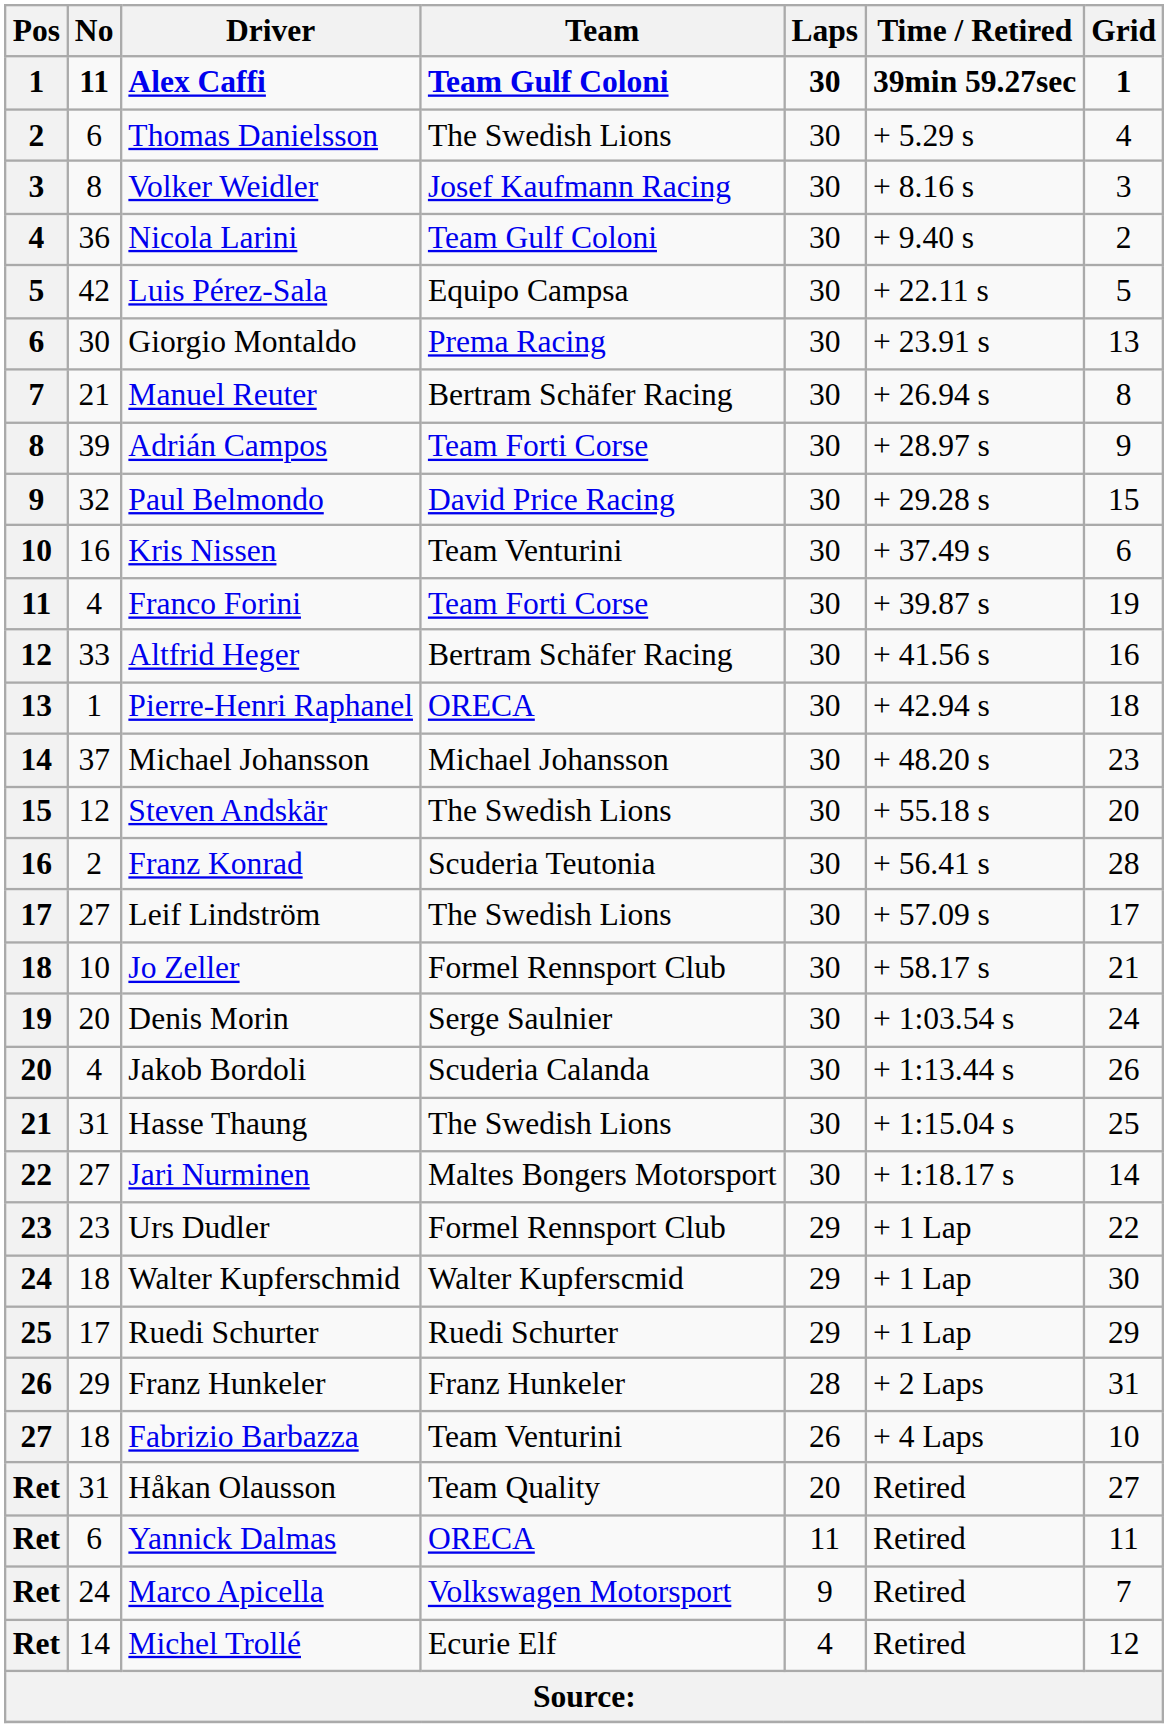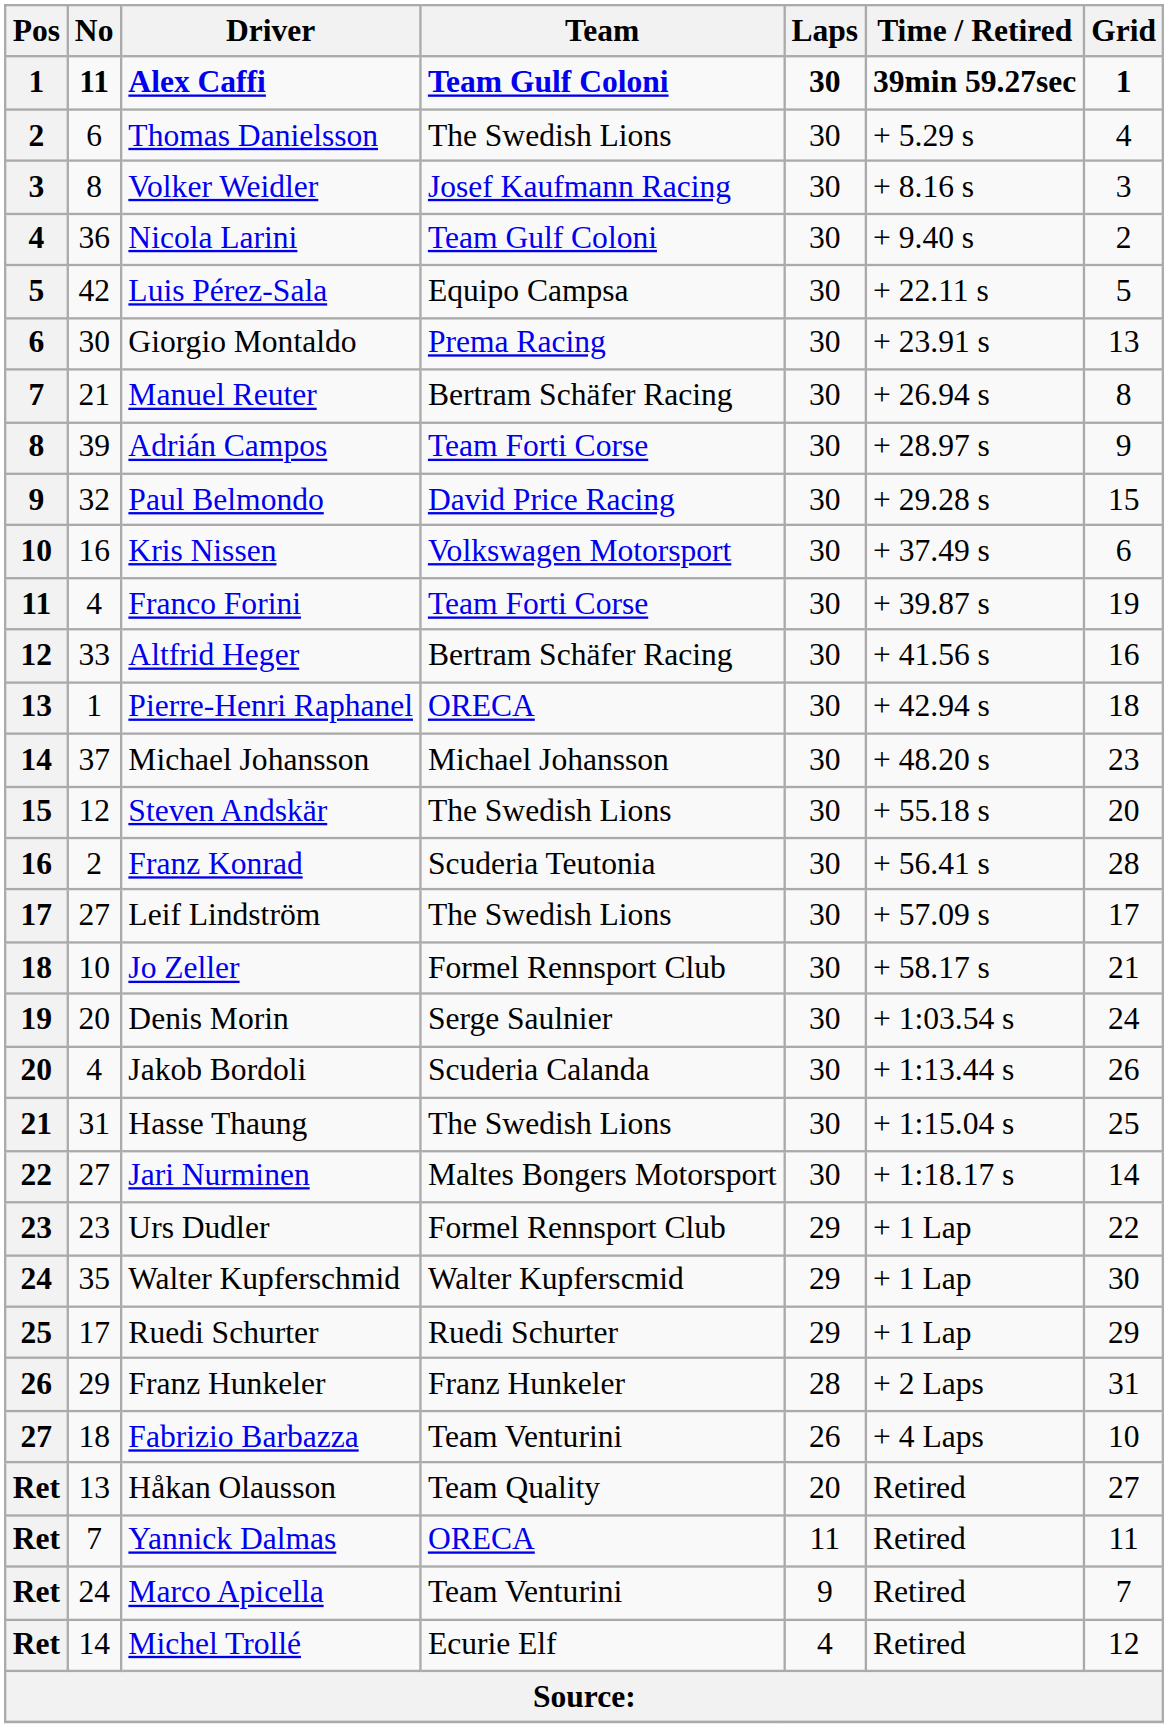(525, 550) Team Venturini -> (580, 550) Volkswagen Motorsport
(94, 1279) 18 -> (94, 1279) 35
(94, 1487) 31 -> (94, 1487) 13
(94, 1539) 6 -> (94, 1539) 7
(580, 1591) Volkswagen Motorsport -> (525, 1591) Team Venturini
